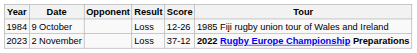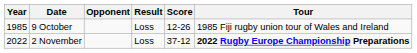(17, 27) 1984 -> (17, 27) 1985
(17, 41) 2023 -> (17, 41) 2022
